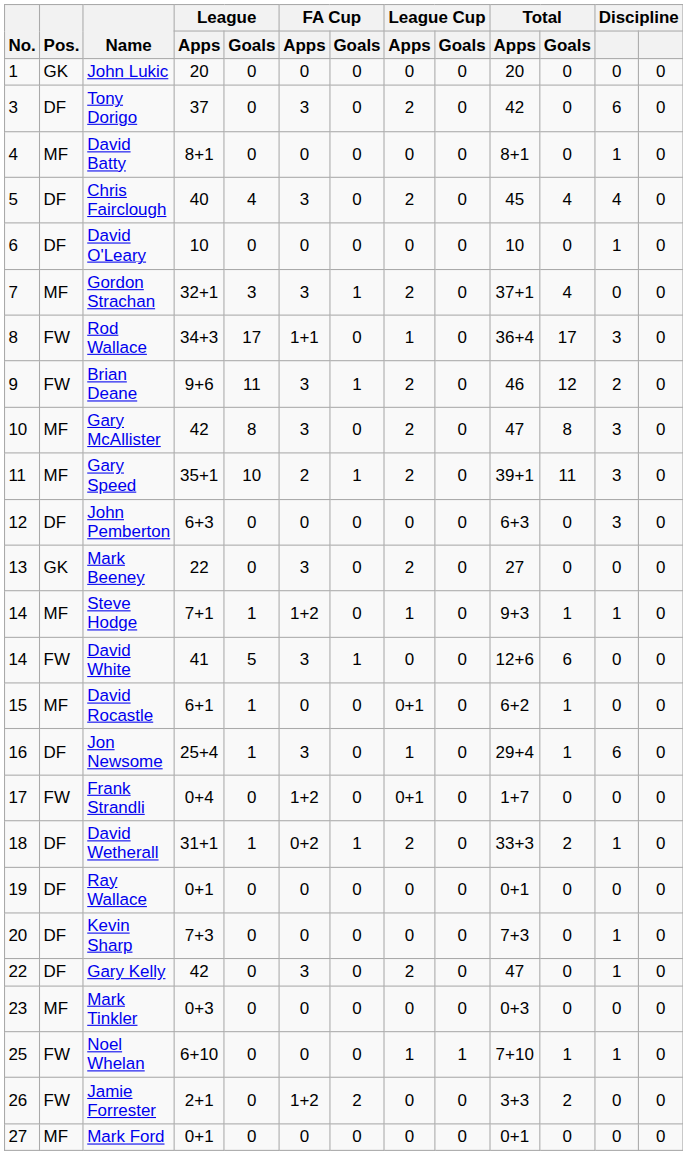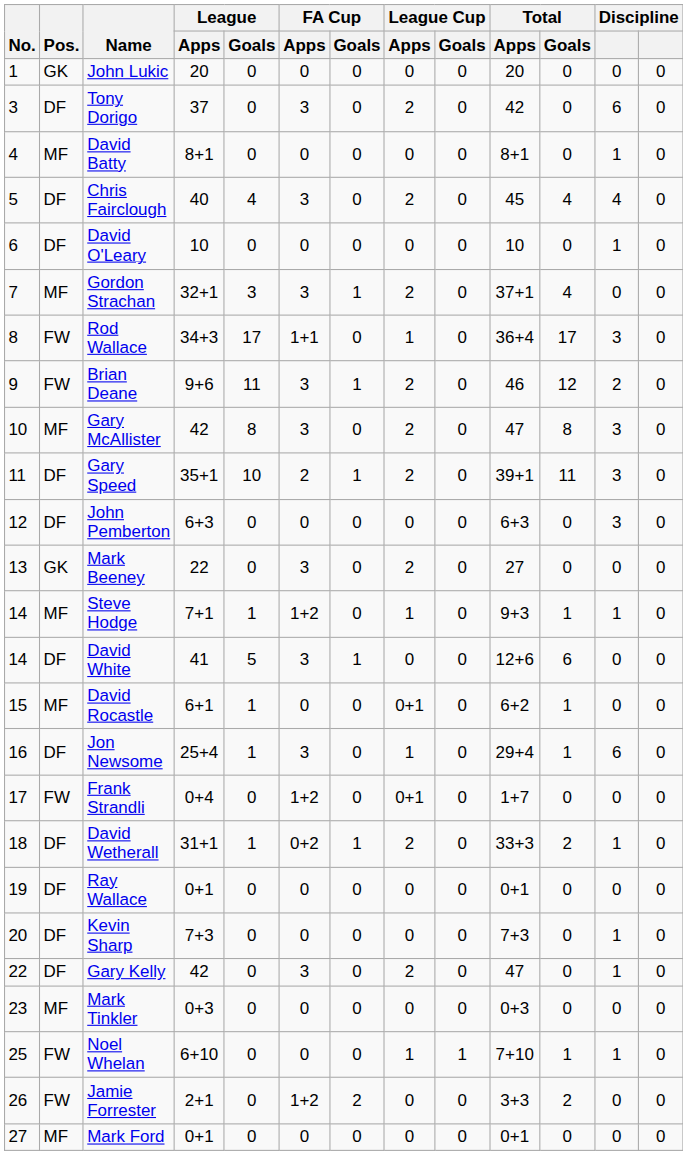(56, 476) MF -> (55, 476) DF
(57, 659) FW -> (55, 659) DF
